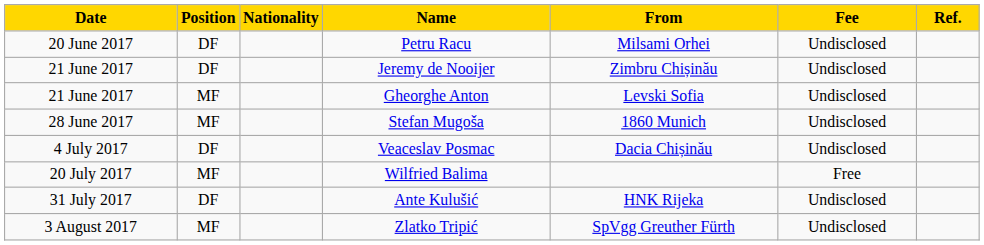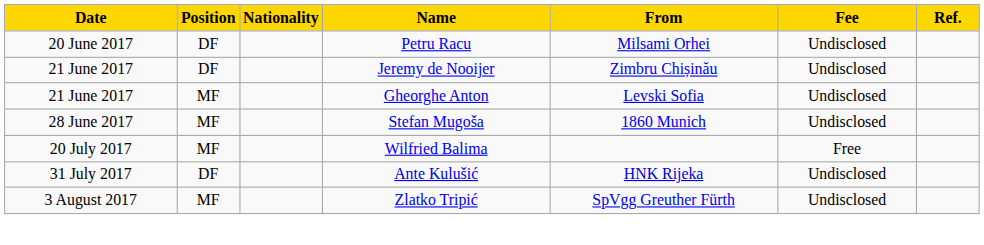- row: (436, 148)
